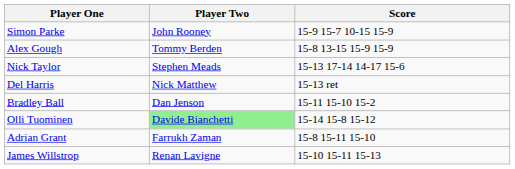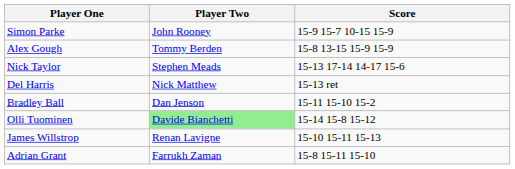rows swapped: (37, 137) <-> (43, 155)
